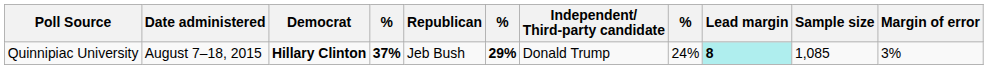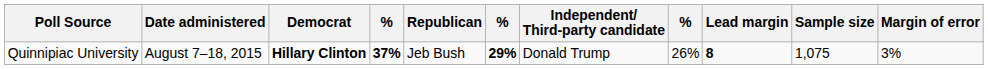(685, 53) 24% -> (685, 53) 26%
(710, 53) paleturquoise background -> (710, 53) no background
(812, 53) 1,085 -> (812, 53) 1,075
